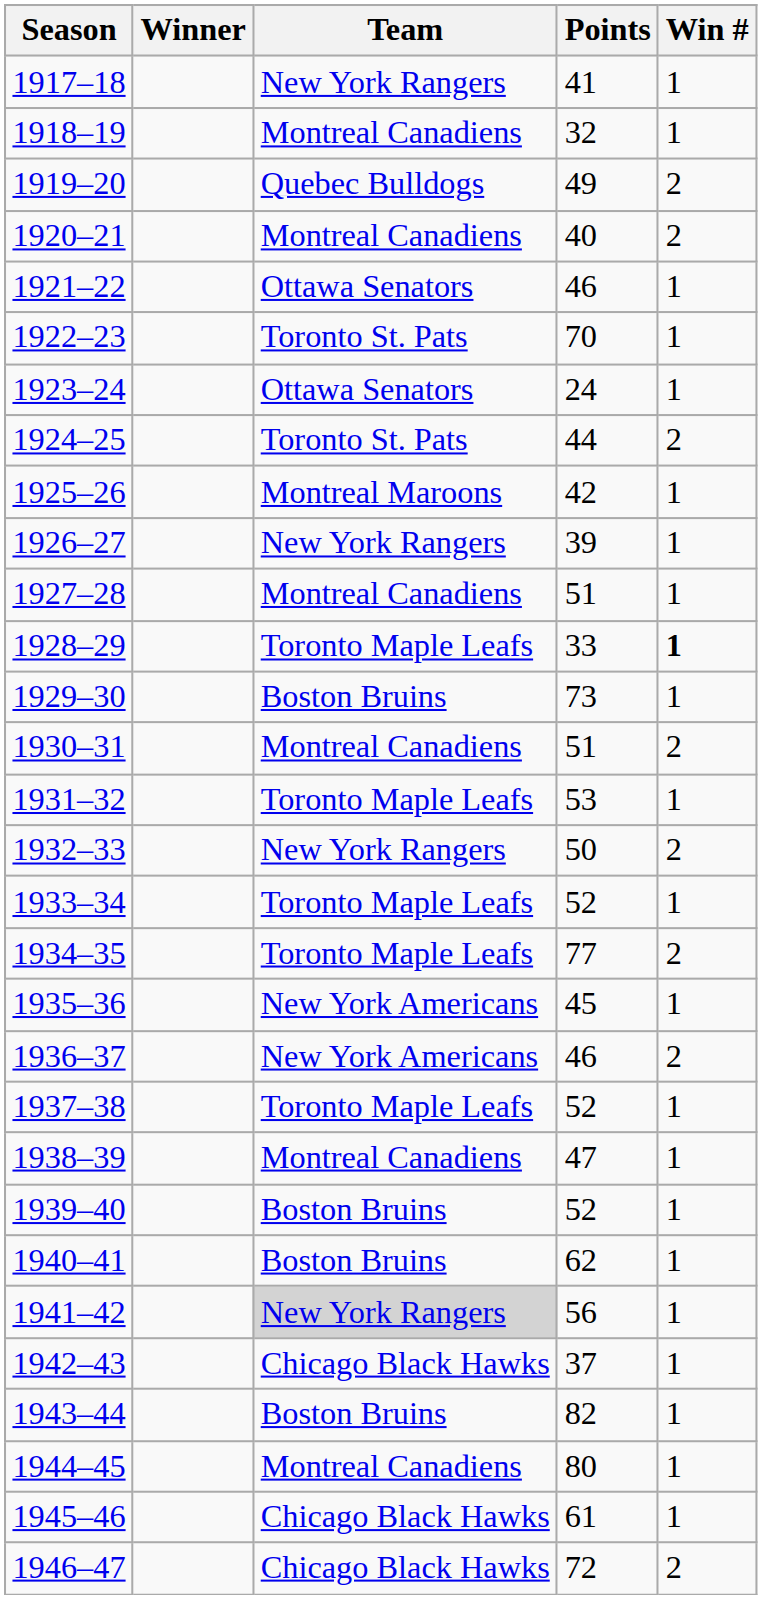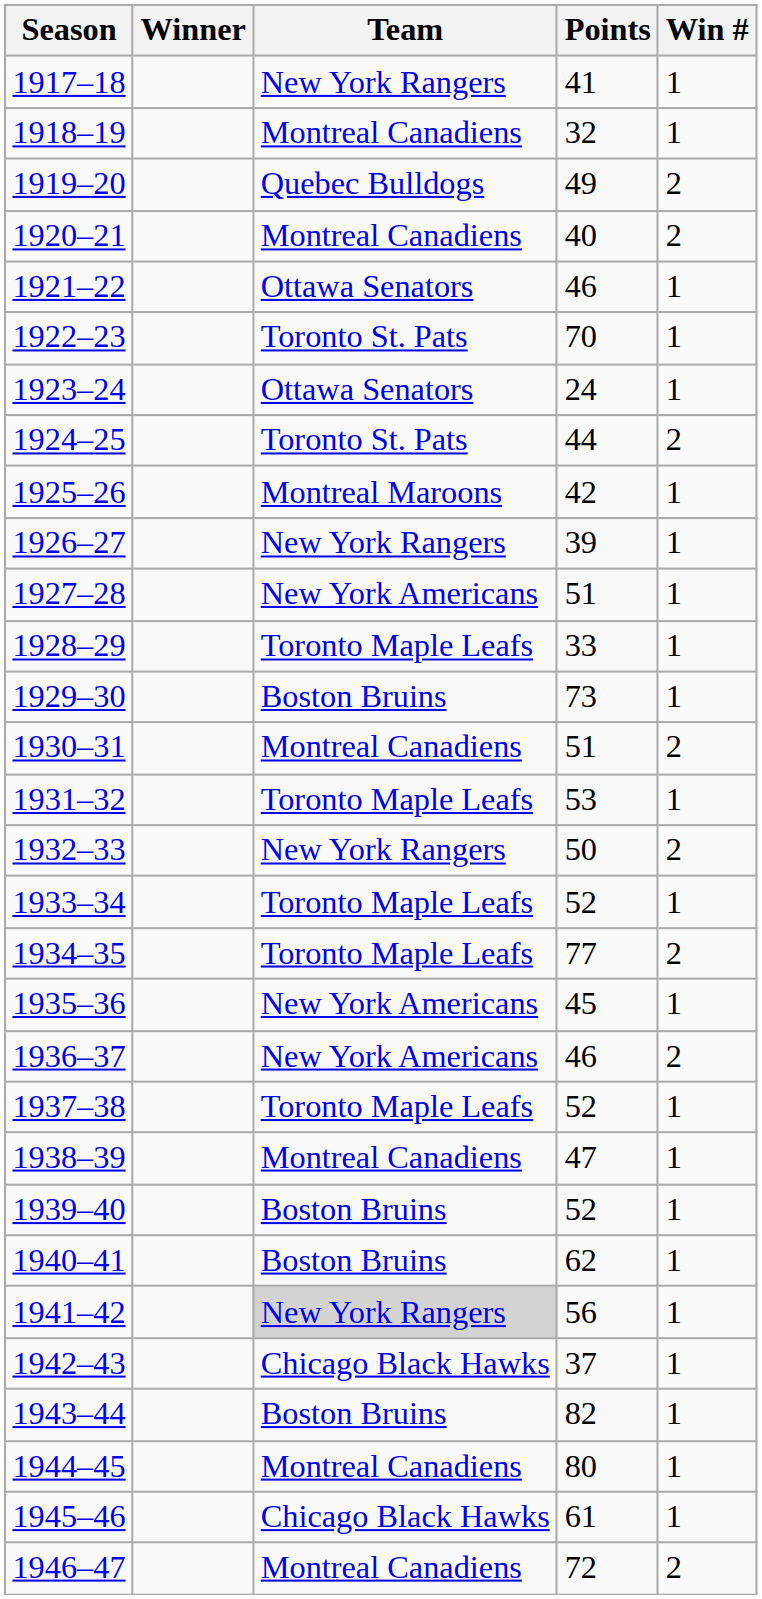(391, 593) Montreal Canadiens -> (399, 593) New York Americans
(674, 645) bold -> (674, 645) normal
(405, 1567) Chicago Black Hawks -> (391, 1567) Montreal Canadiens
